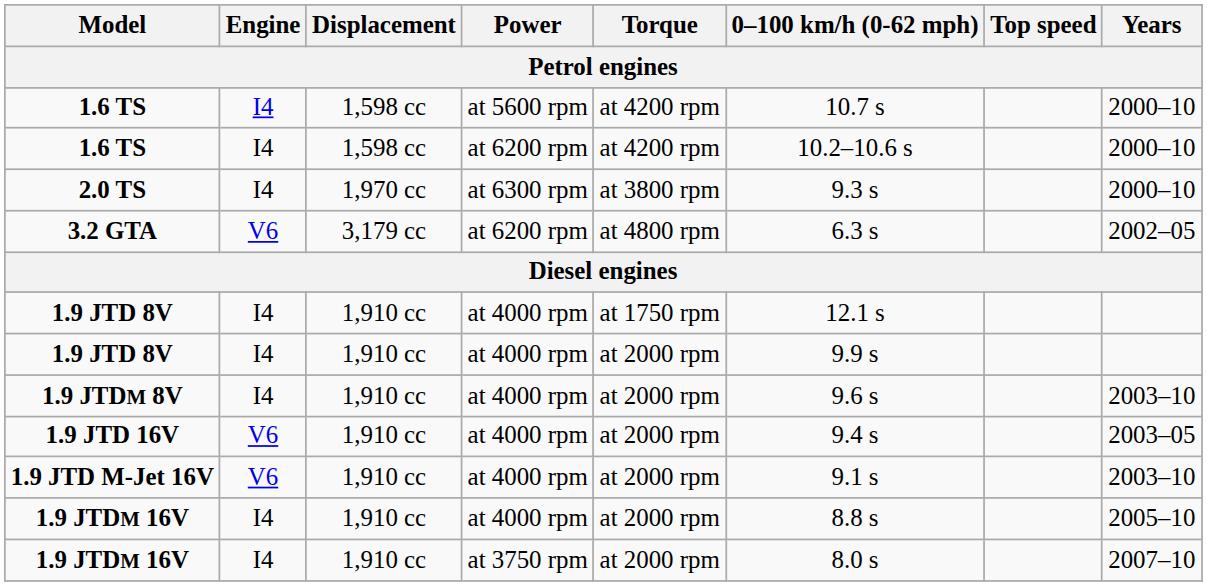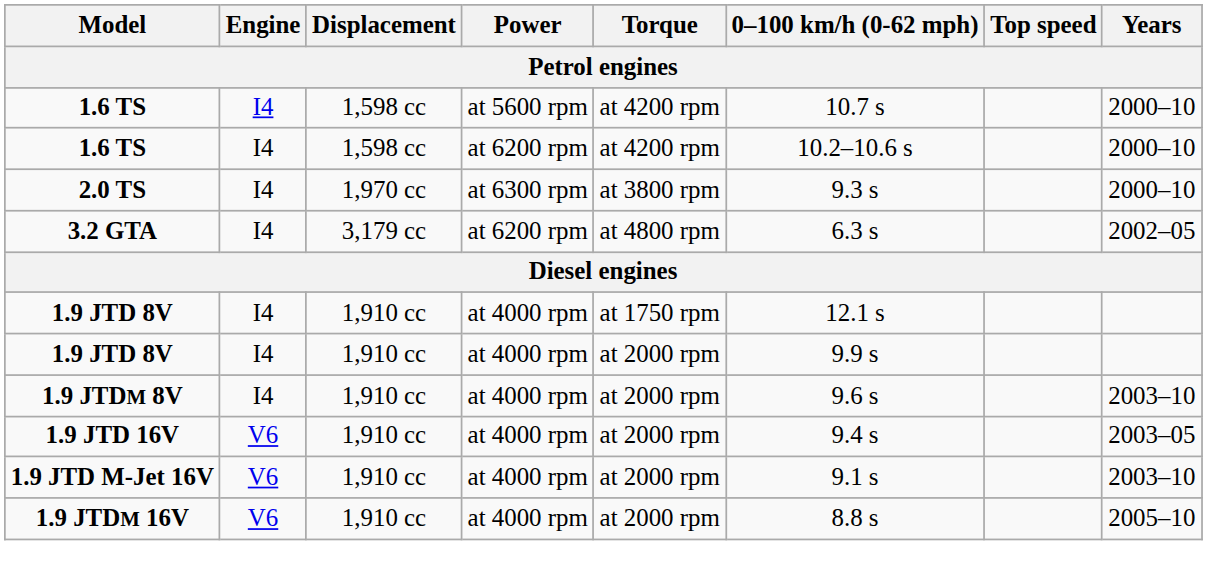(263, 230) V6 -> (263, 230) I4
(263, 518) I4 -> (263, 518) V6
- row: (112, 559)
